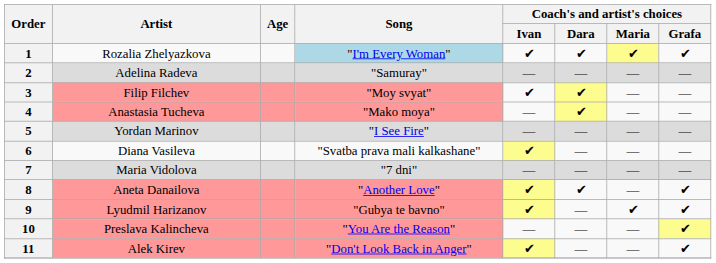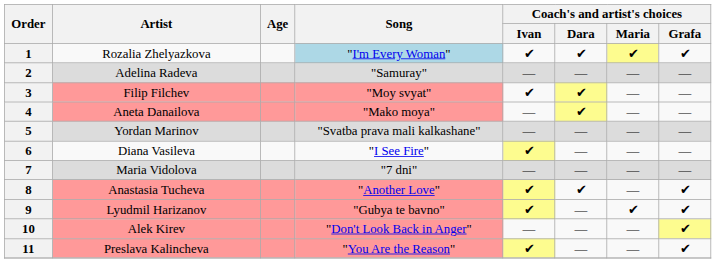(156, 112) Anastasia Tucheva -> (156, 112) Aneta Danailova
(399, 131) "I See Fire" -> (399, 131) "Svatba prava mali kalkashane"
(399, 151) "Svatba prava mali kalkashane" -> (399, 151) "I See Fire"
(156, 190) Aneta Danailova -> (156, 190) Anastasia Tucheva
(156, 229) Preslava Kalincheva -> (156, 229) Alek Kirev
(399, 229) "You Are the Reason" -> (399, 229) "Don't Look Back in Anger"
(156, 248) Alek Kirev -> (156, 248) Preslava Kalincheva
(399, 248) "Don't Look Back in Anger" -> (399, 248) "You Are the Reason"
